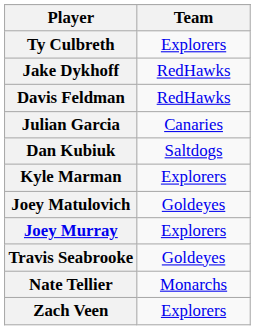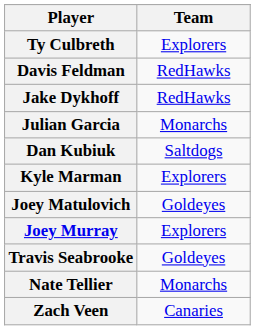rows swapped: (71, 71) <-> (71, 97)
(194, 124) Canaries -> (194, 124) Monarchs
(194, 310) Explorers -> (194, 310) Canaries
